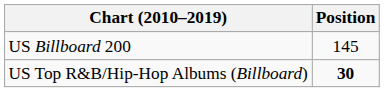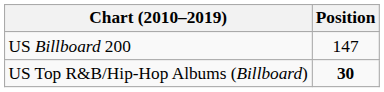(346, 45) 145 -> (346, 45) 147
